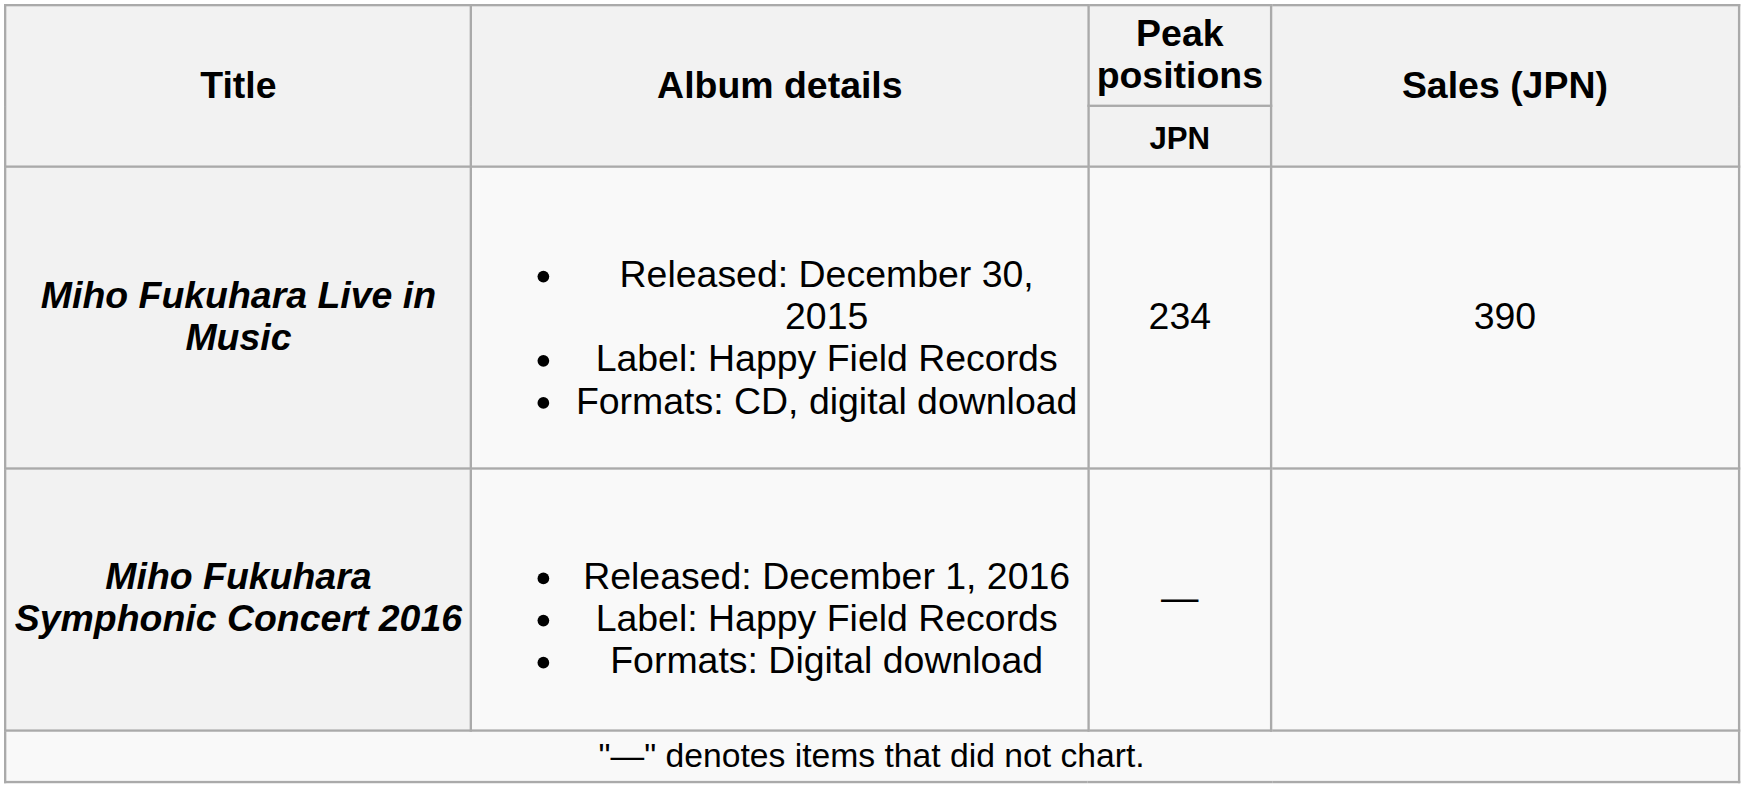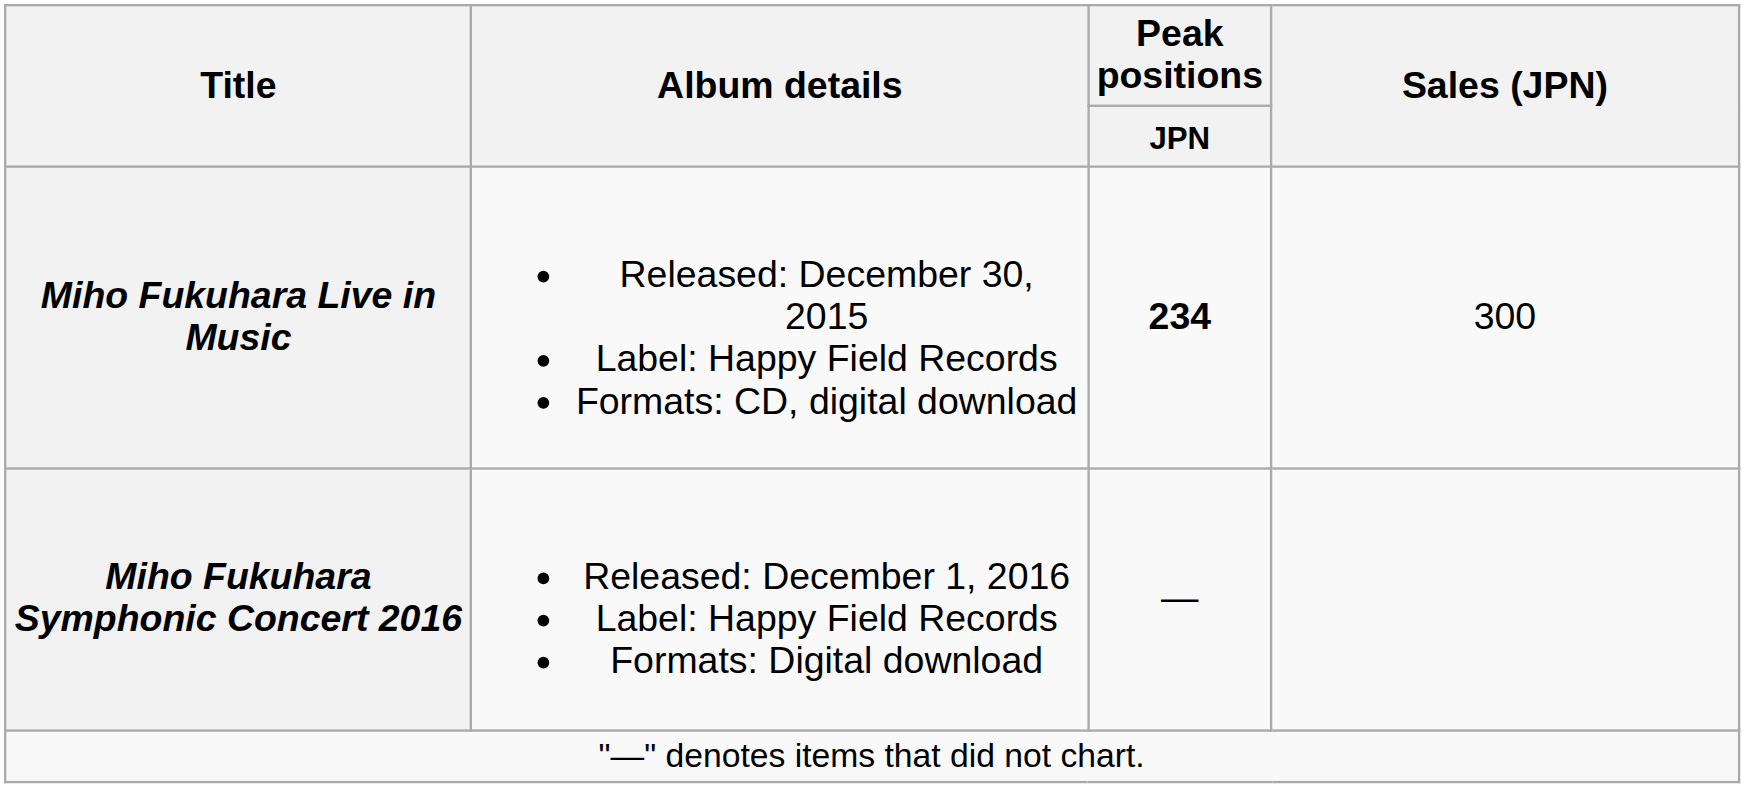(1180, 316) normal -> (1180, 316) bold
(1505, 316) 390 -> (1505, 316) 300
